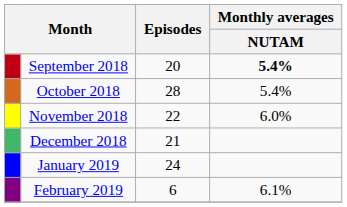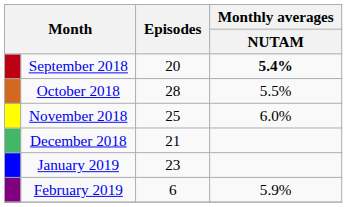(276, 91) 5.4% -> (276, 91) 5.5%
(173, 116) 22 -> (173, 116) 25
(173, 165) 24 -> (173, 165) 23
(276, 190) 6.1% -> (276, 190) 5.9%
